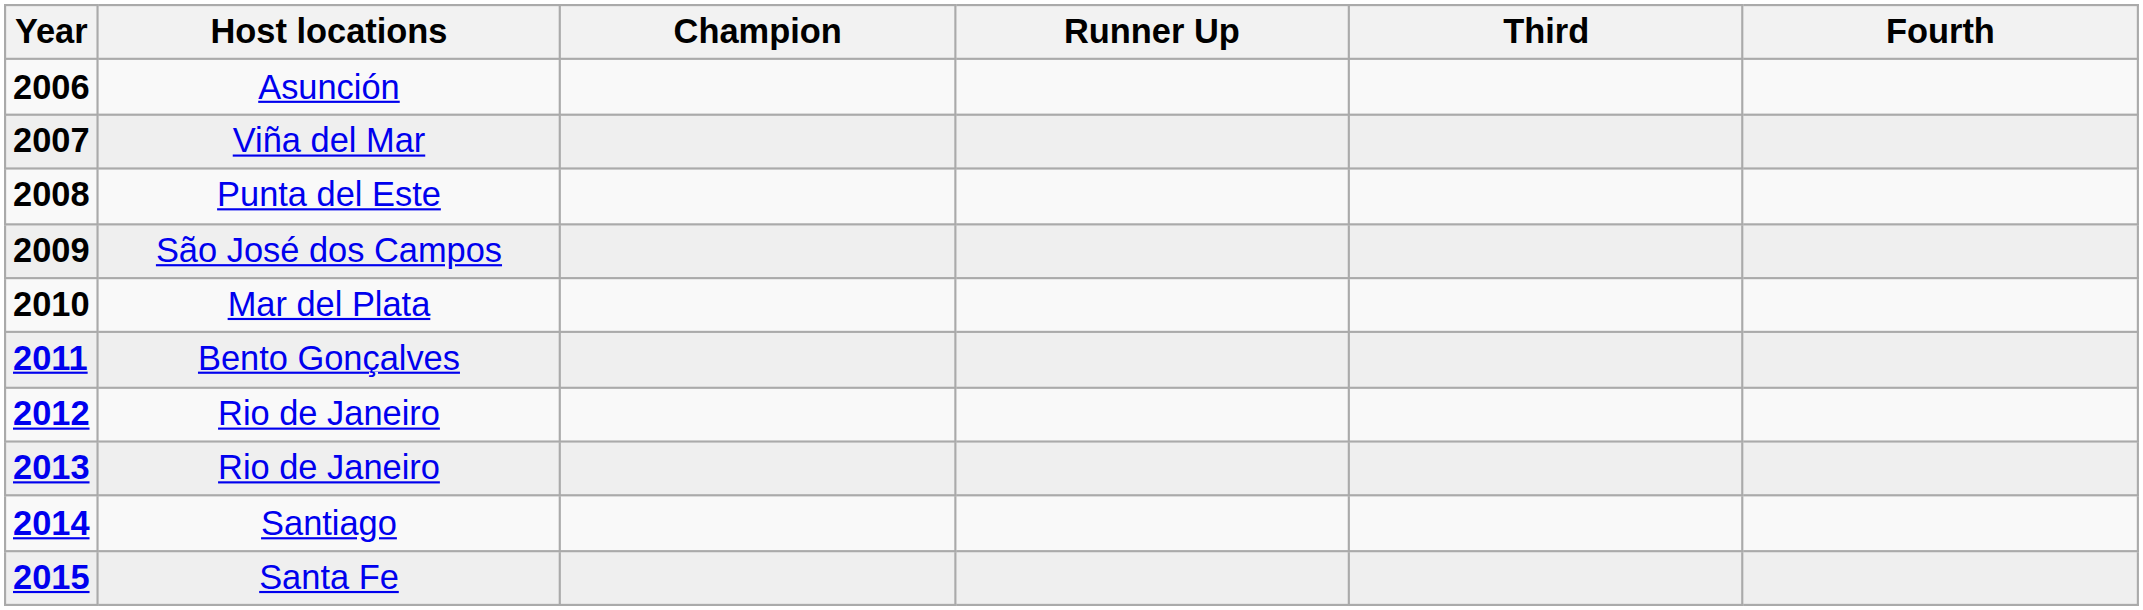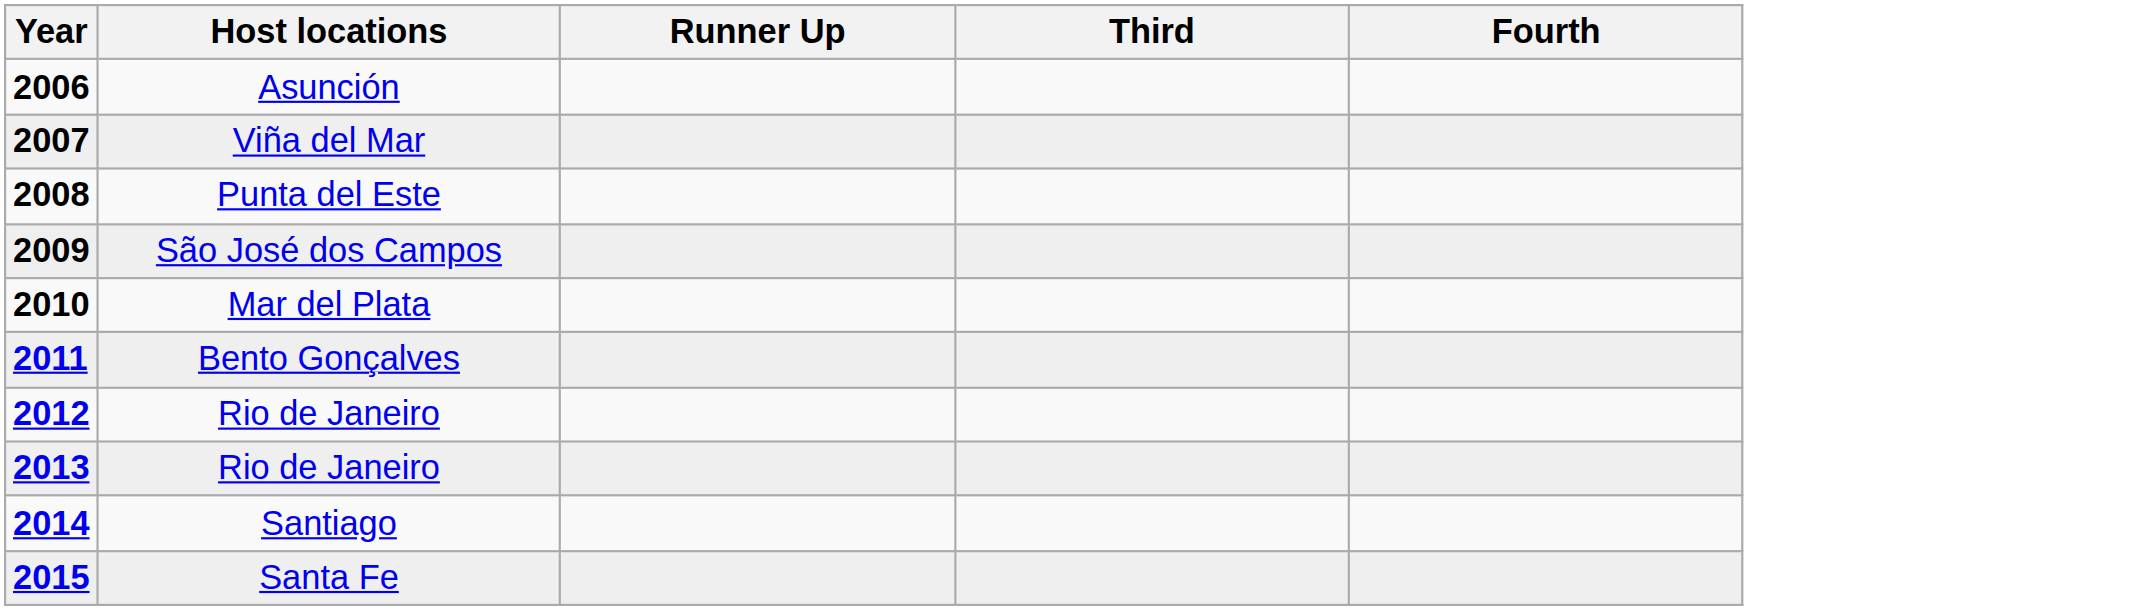- column: (758, 31)
